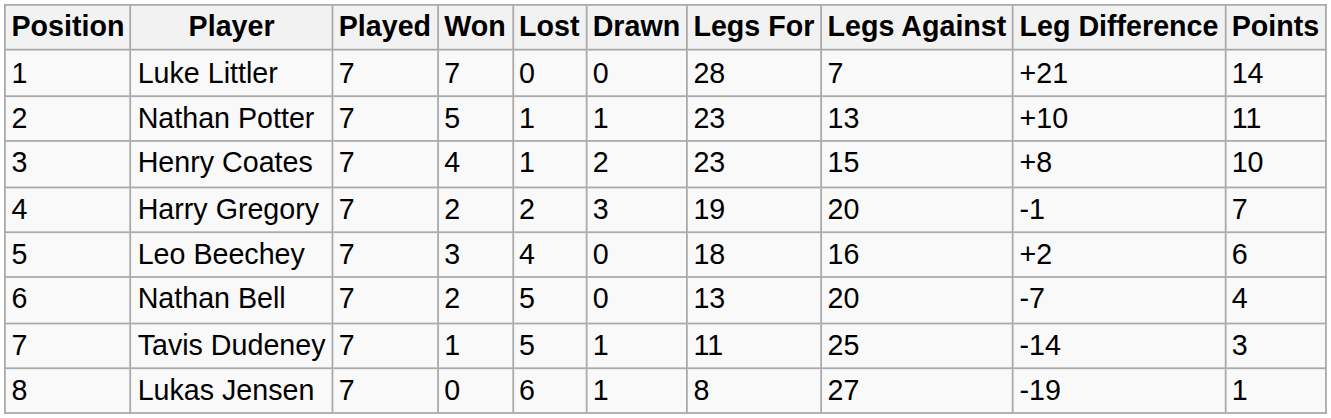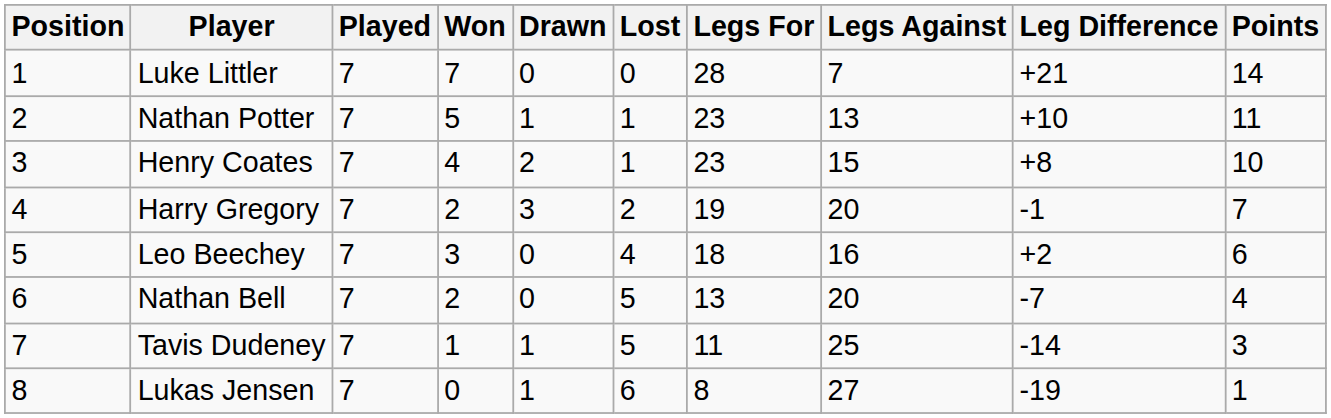columns swapped: (636, 27) <-> (549, 27)
